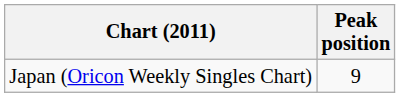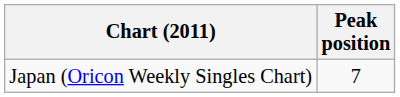(356, 75) 9 -> (356, 75) 7
